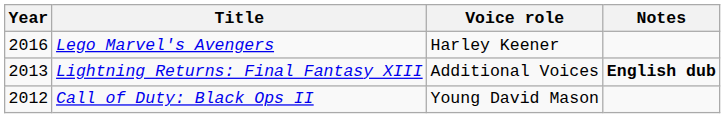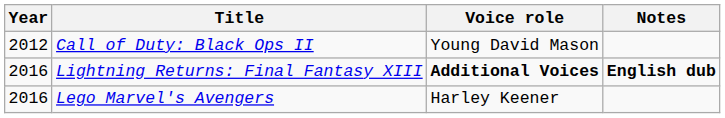rows swapped: (185, 99) <-> (165, 45)
(28, 72) 2013 -> (28, 72) 2016
(515, 72) normal -> (515, 72) bold
